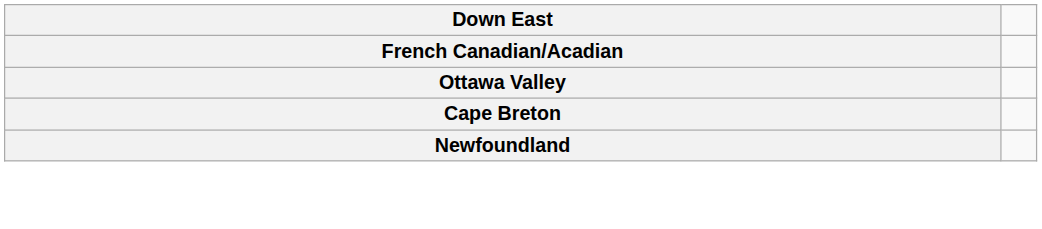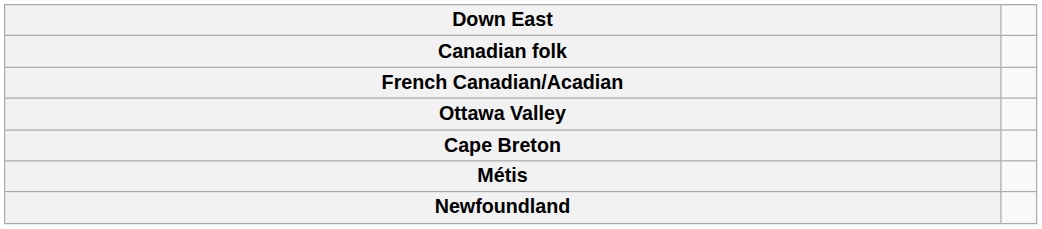+ row: (502, 51)
+ row: (502, 176)
